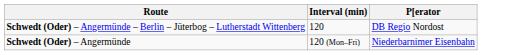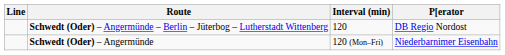+ column: (16, 12)
